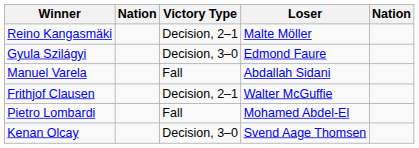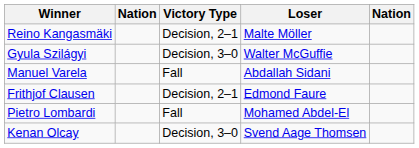(285, 53) Edmond Faure -> (288, 53) Walter McGuffie
(288, 93) Walter McGuffie -> (285, 93) Edmond Faure
